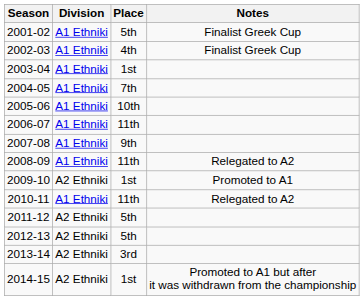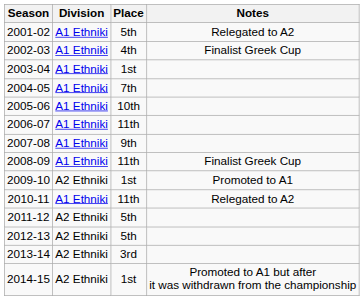(253, 32) Finalist Greek Cup -> (253, 32) Relegated to A2
(253, 161) Relegated to A2 -> (253, 161) Finalist Greek Cup
